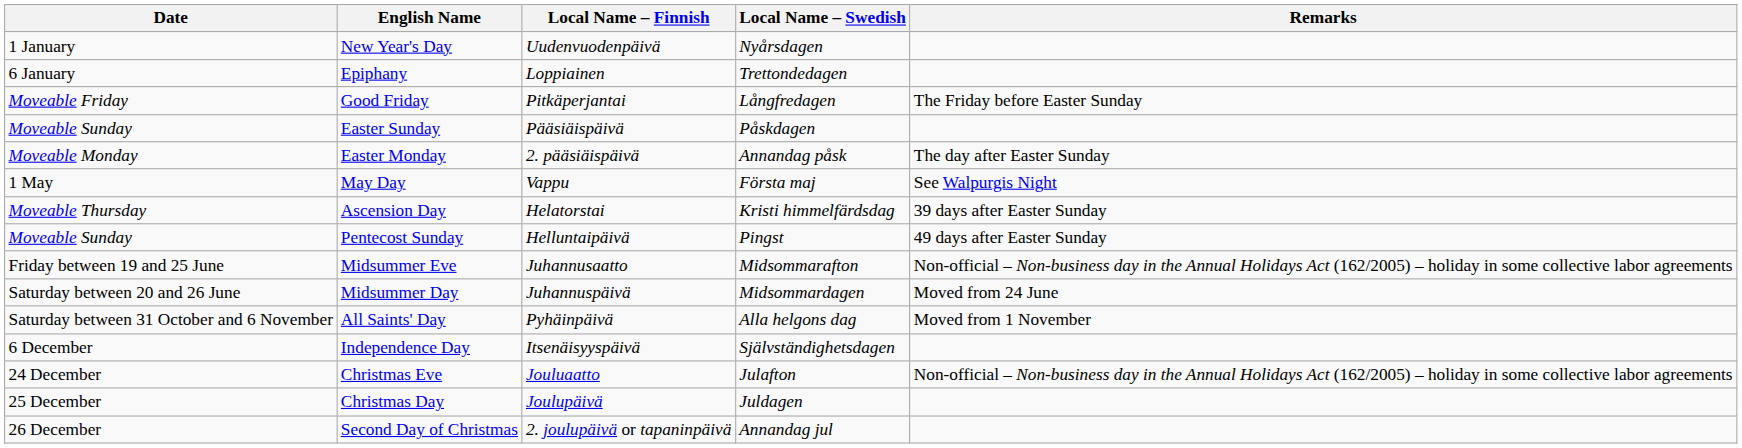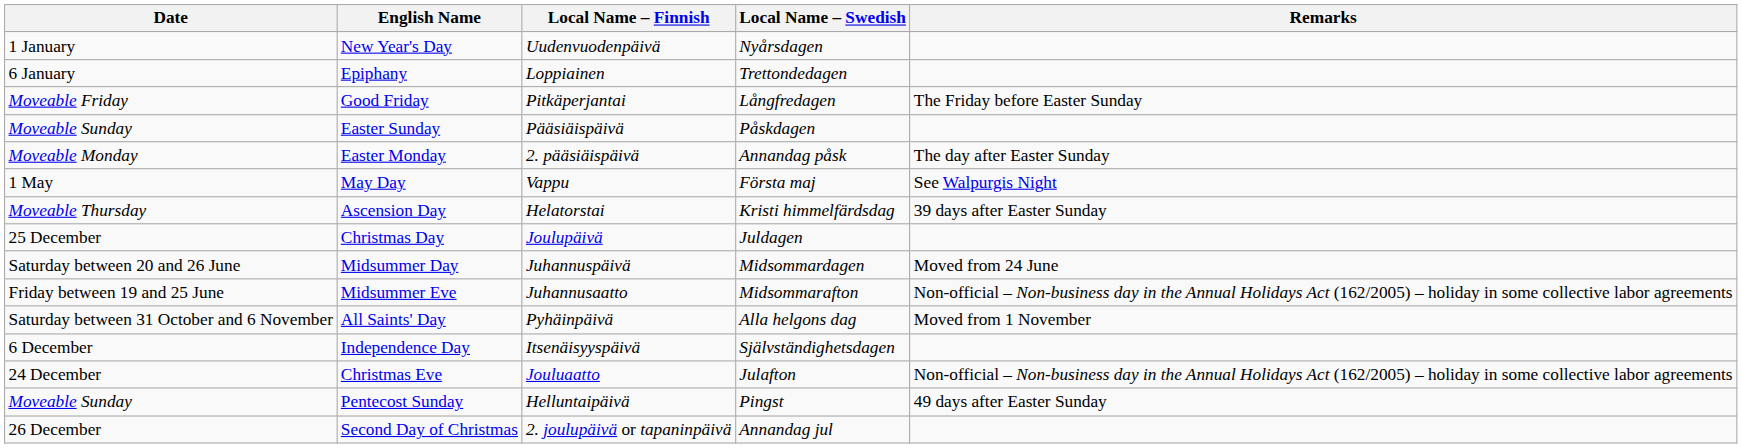rows swapped: (402, 237) <-> (392, 401)
rows swapped: (399, 264) <-> (400, 292)
